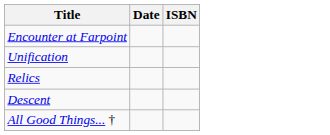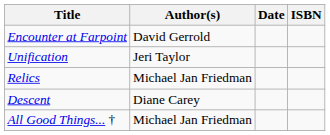+ column: (192, 15)
